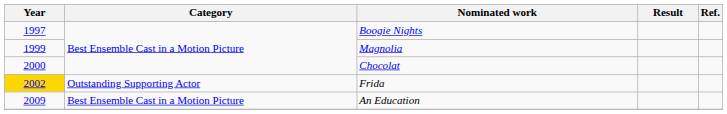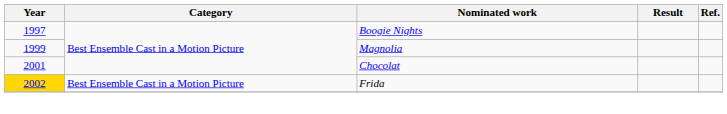(34, 65) 2000 -> (34, 65) 2001
(134, 83) Outstanding Supporting Actor -> (155, 83) Best Ensemble Cast in a Motion Picture
- row: (390, 100)
